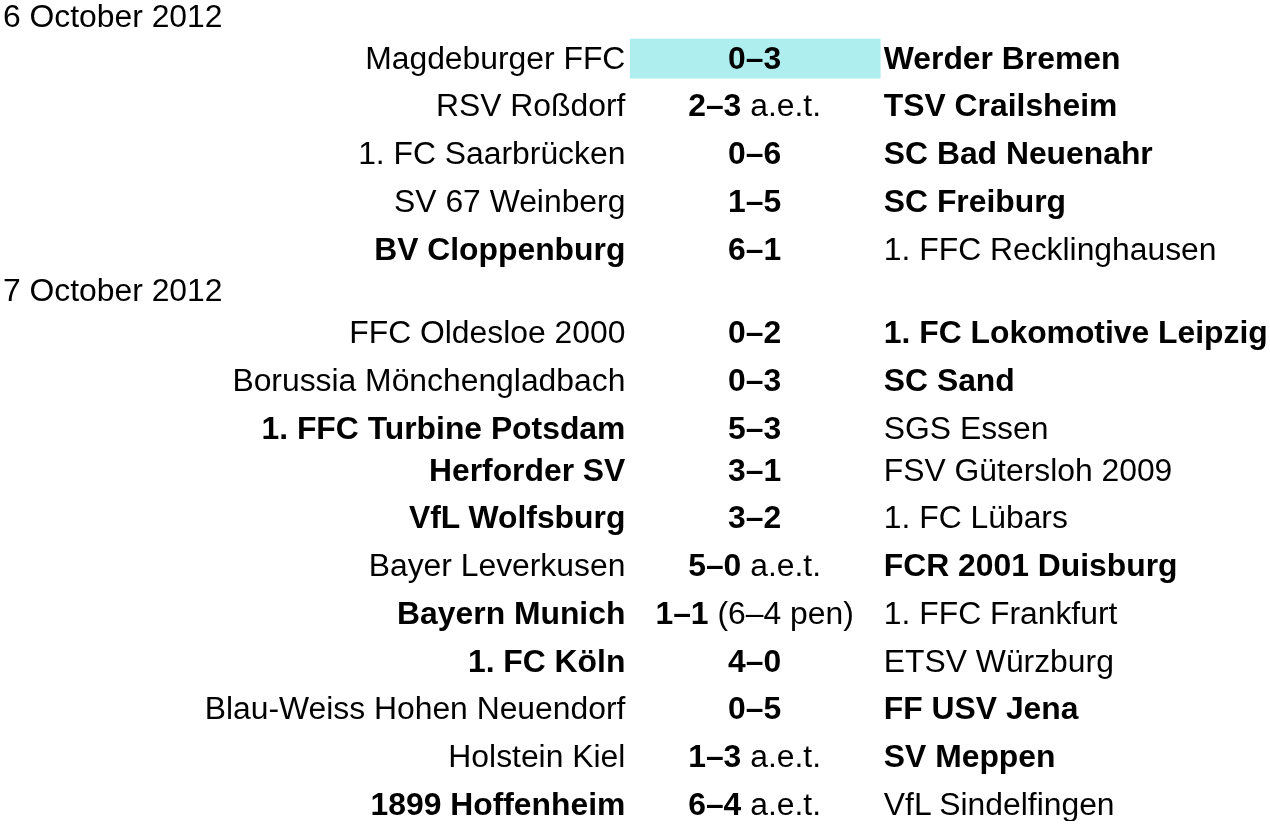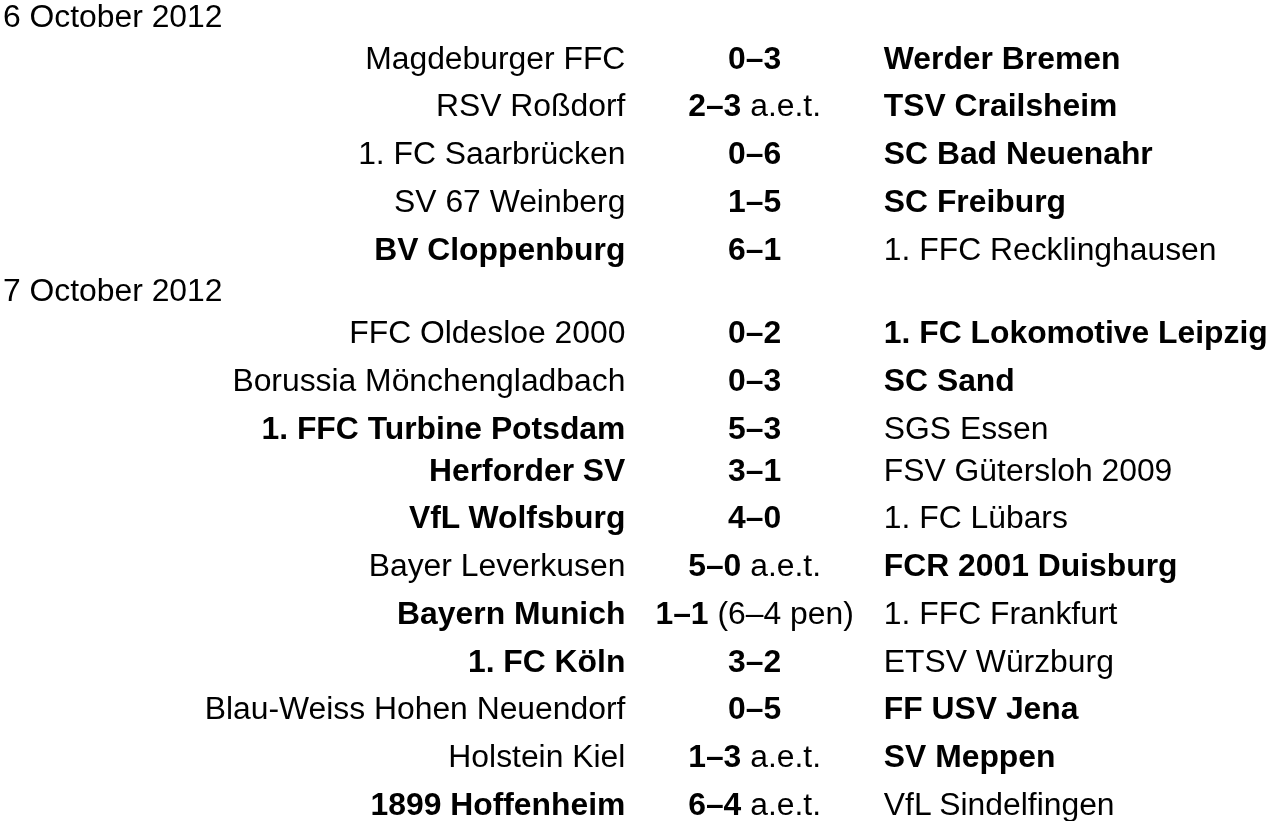(755, 58) paleturquoise background -> (755, 58) no background
(755, 517) 3–2 -> (755, 517) 4–0
(755, 661) 4–0 -> (755, 661) 3–2
